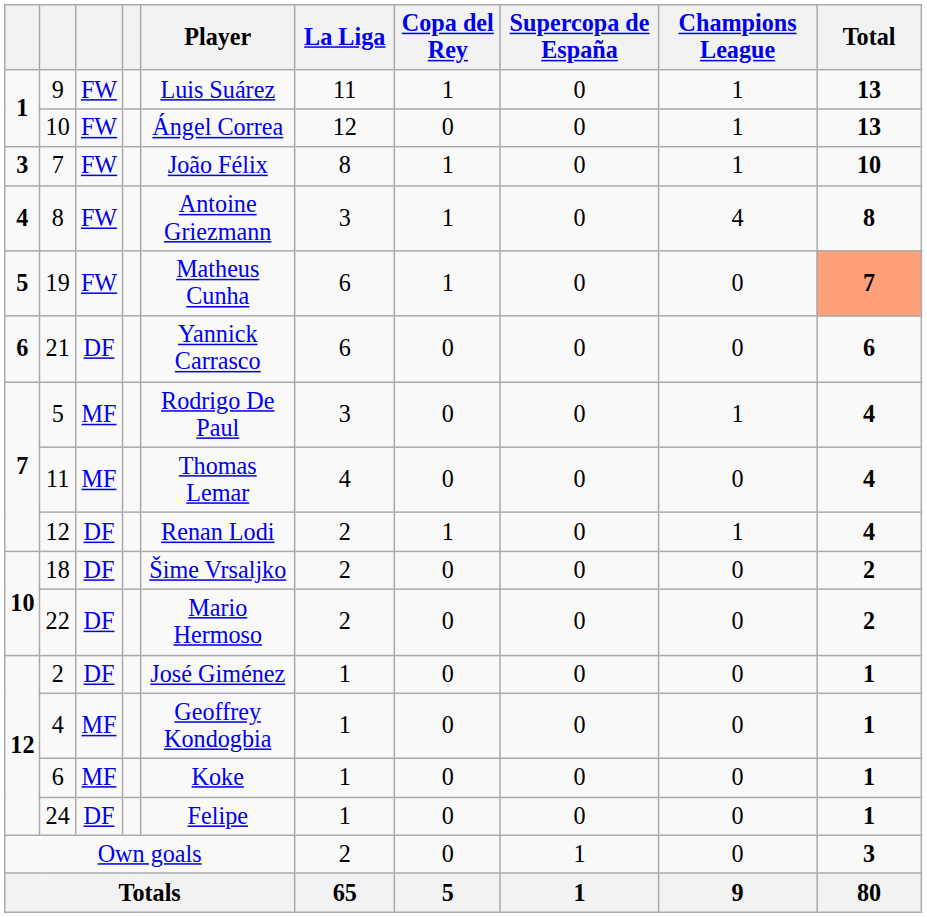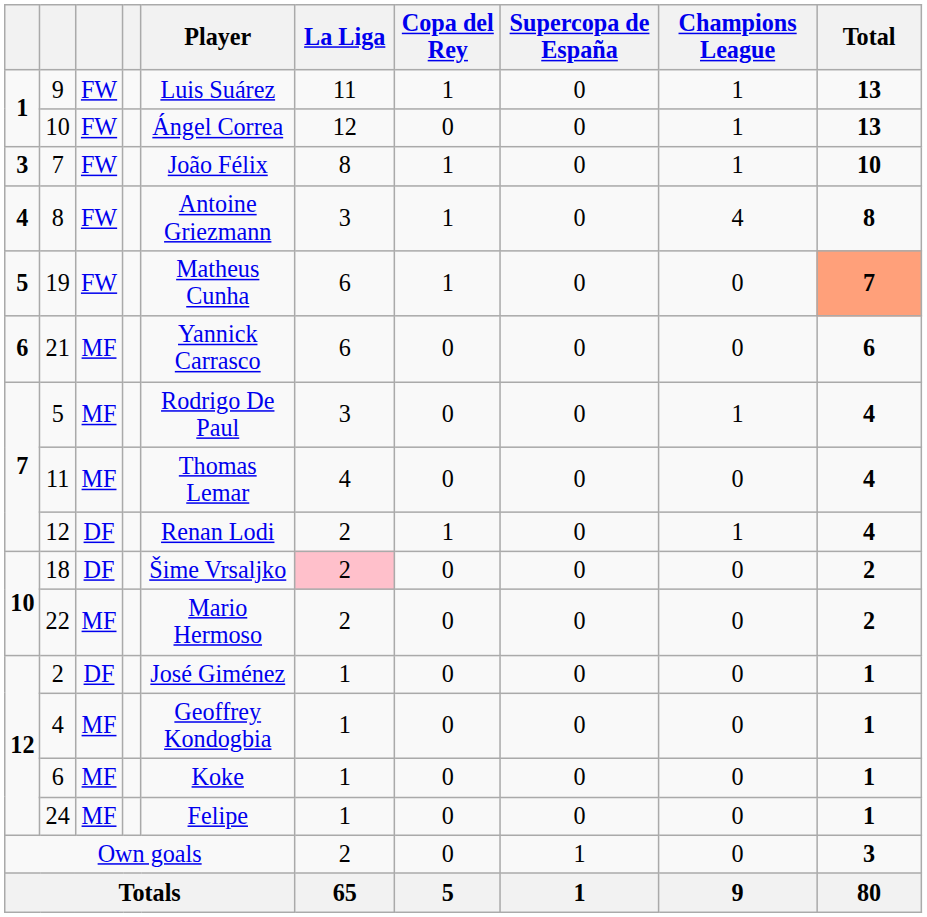(99, 348) DF -> (99, 348) MF
(345, 569) no background -> (345, 569) pink background
(99, 621) DF -> (99, 621) MF
(99, 815) DF -> (99, 815) MF
